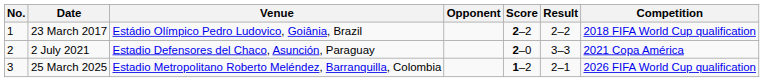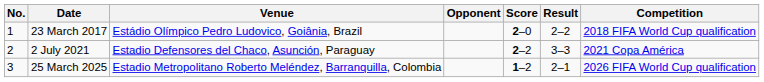(522, 31) 2–2 -> (522, 31) 2–0
(522, 49) 2–0 -> (522, 49) 2–2
